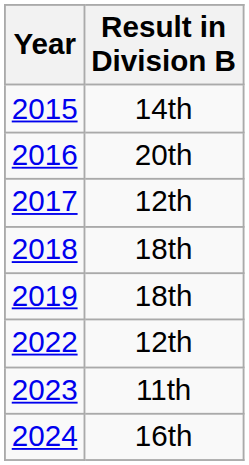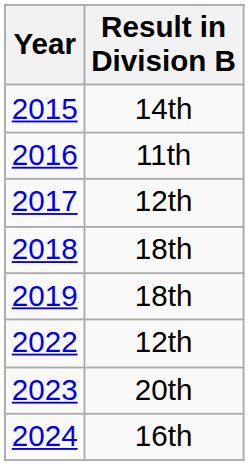(164, 155) 20th -> (164, 155) 11th
(164, 389) 11th -> (164, 389) 20th
